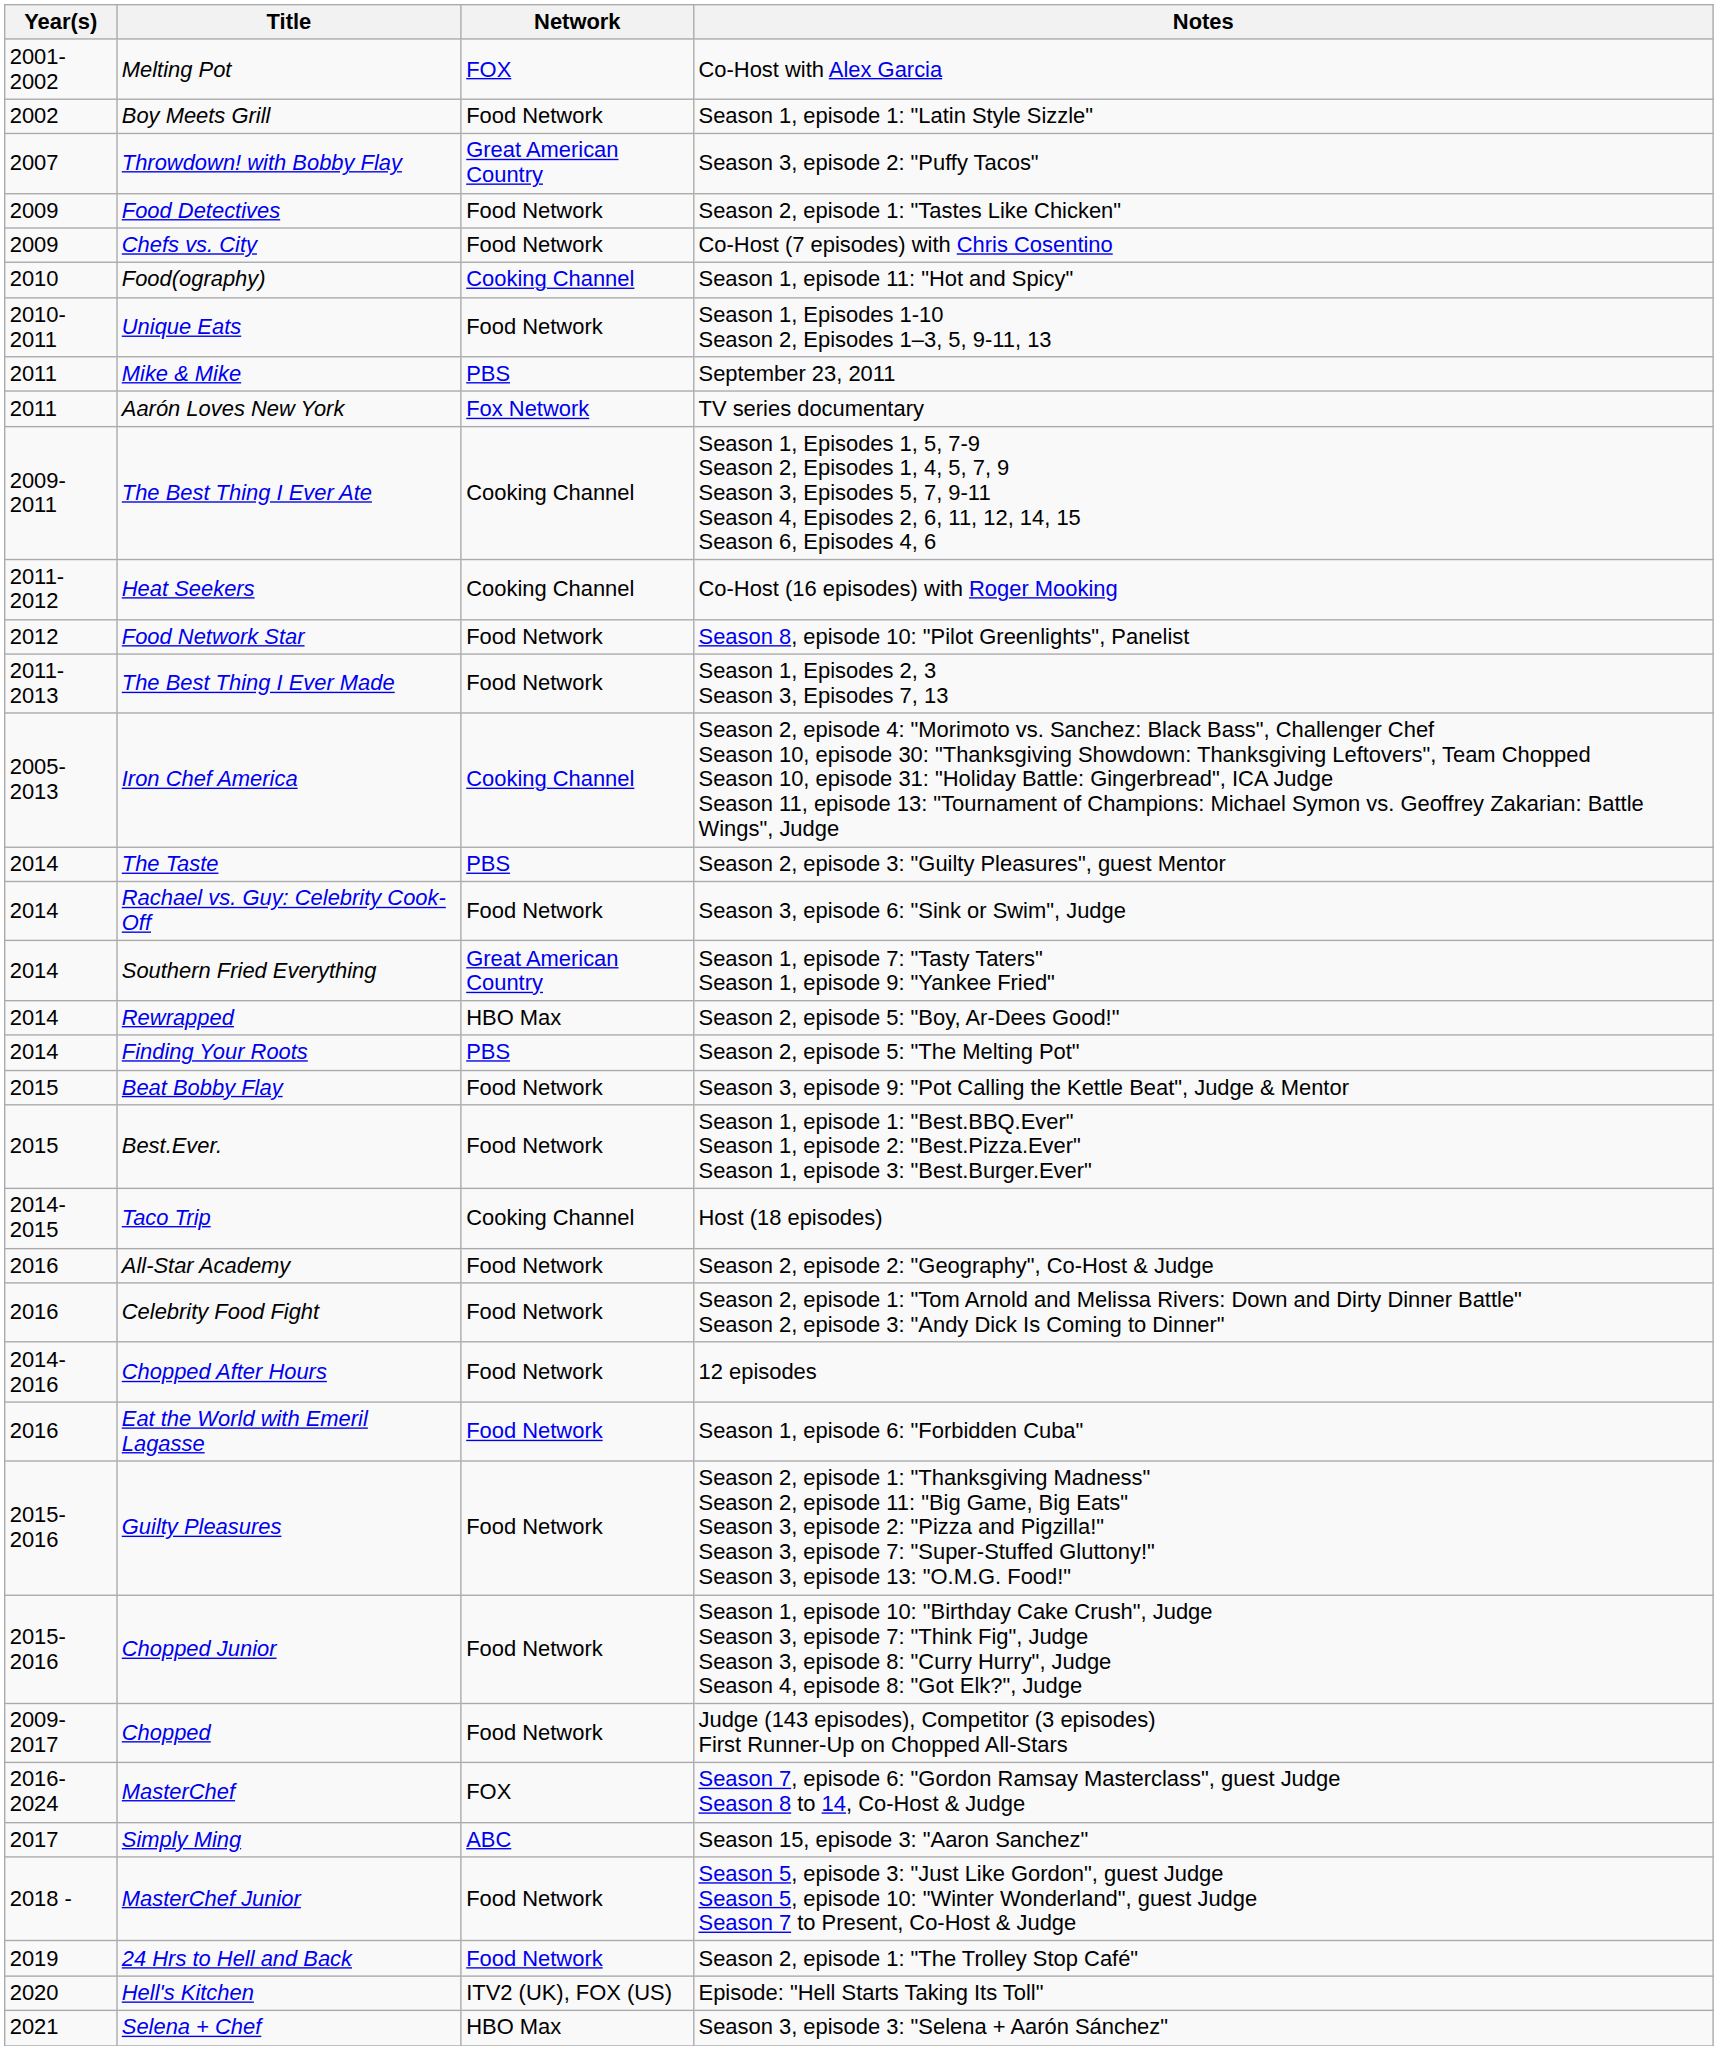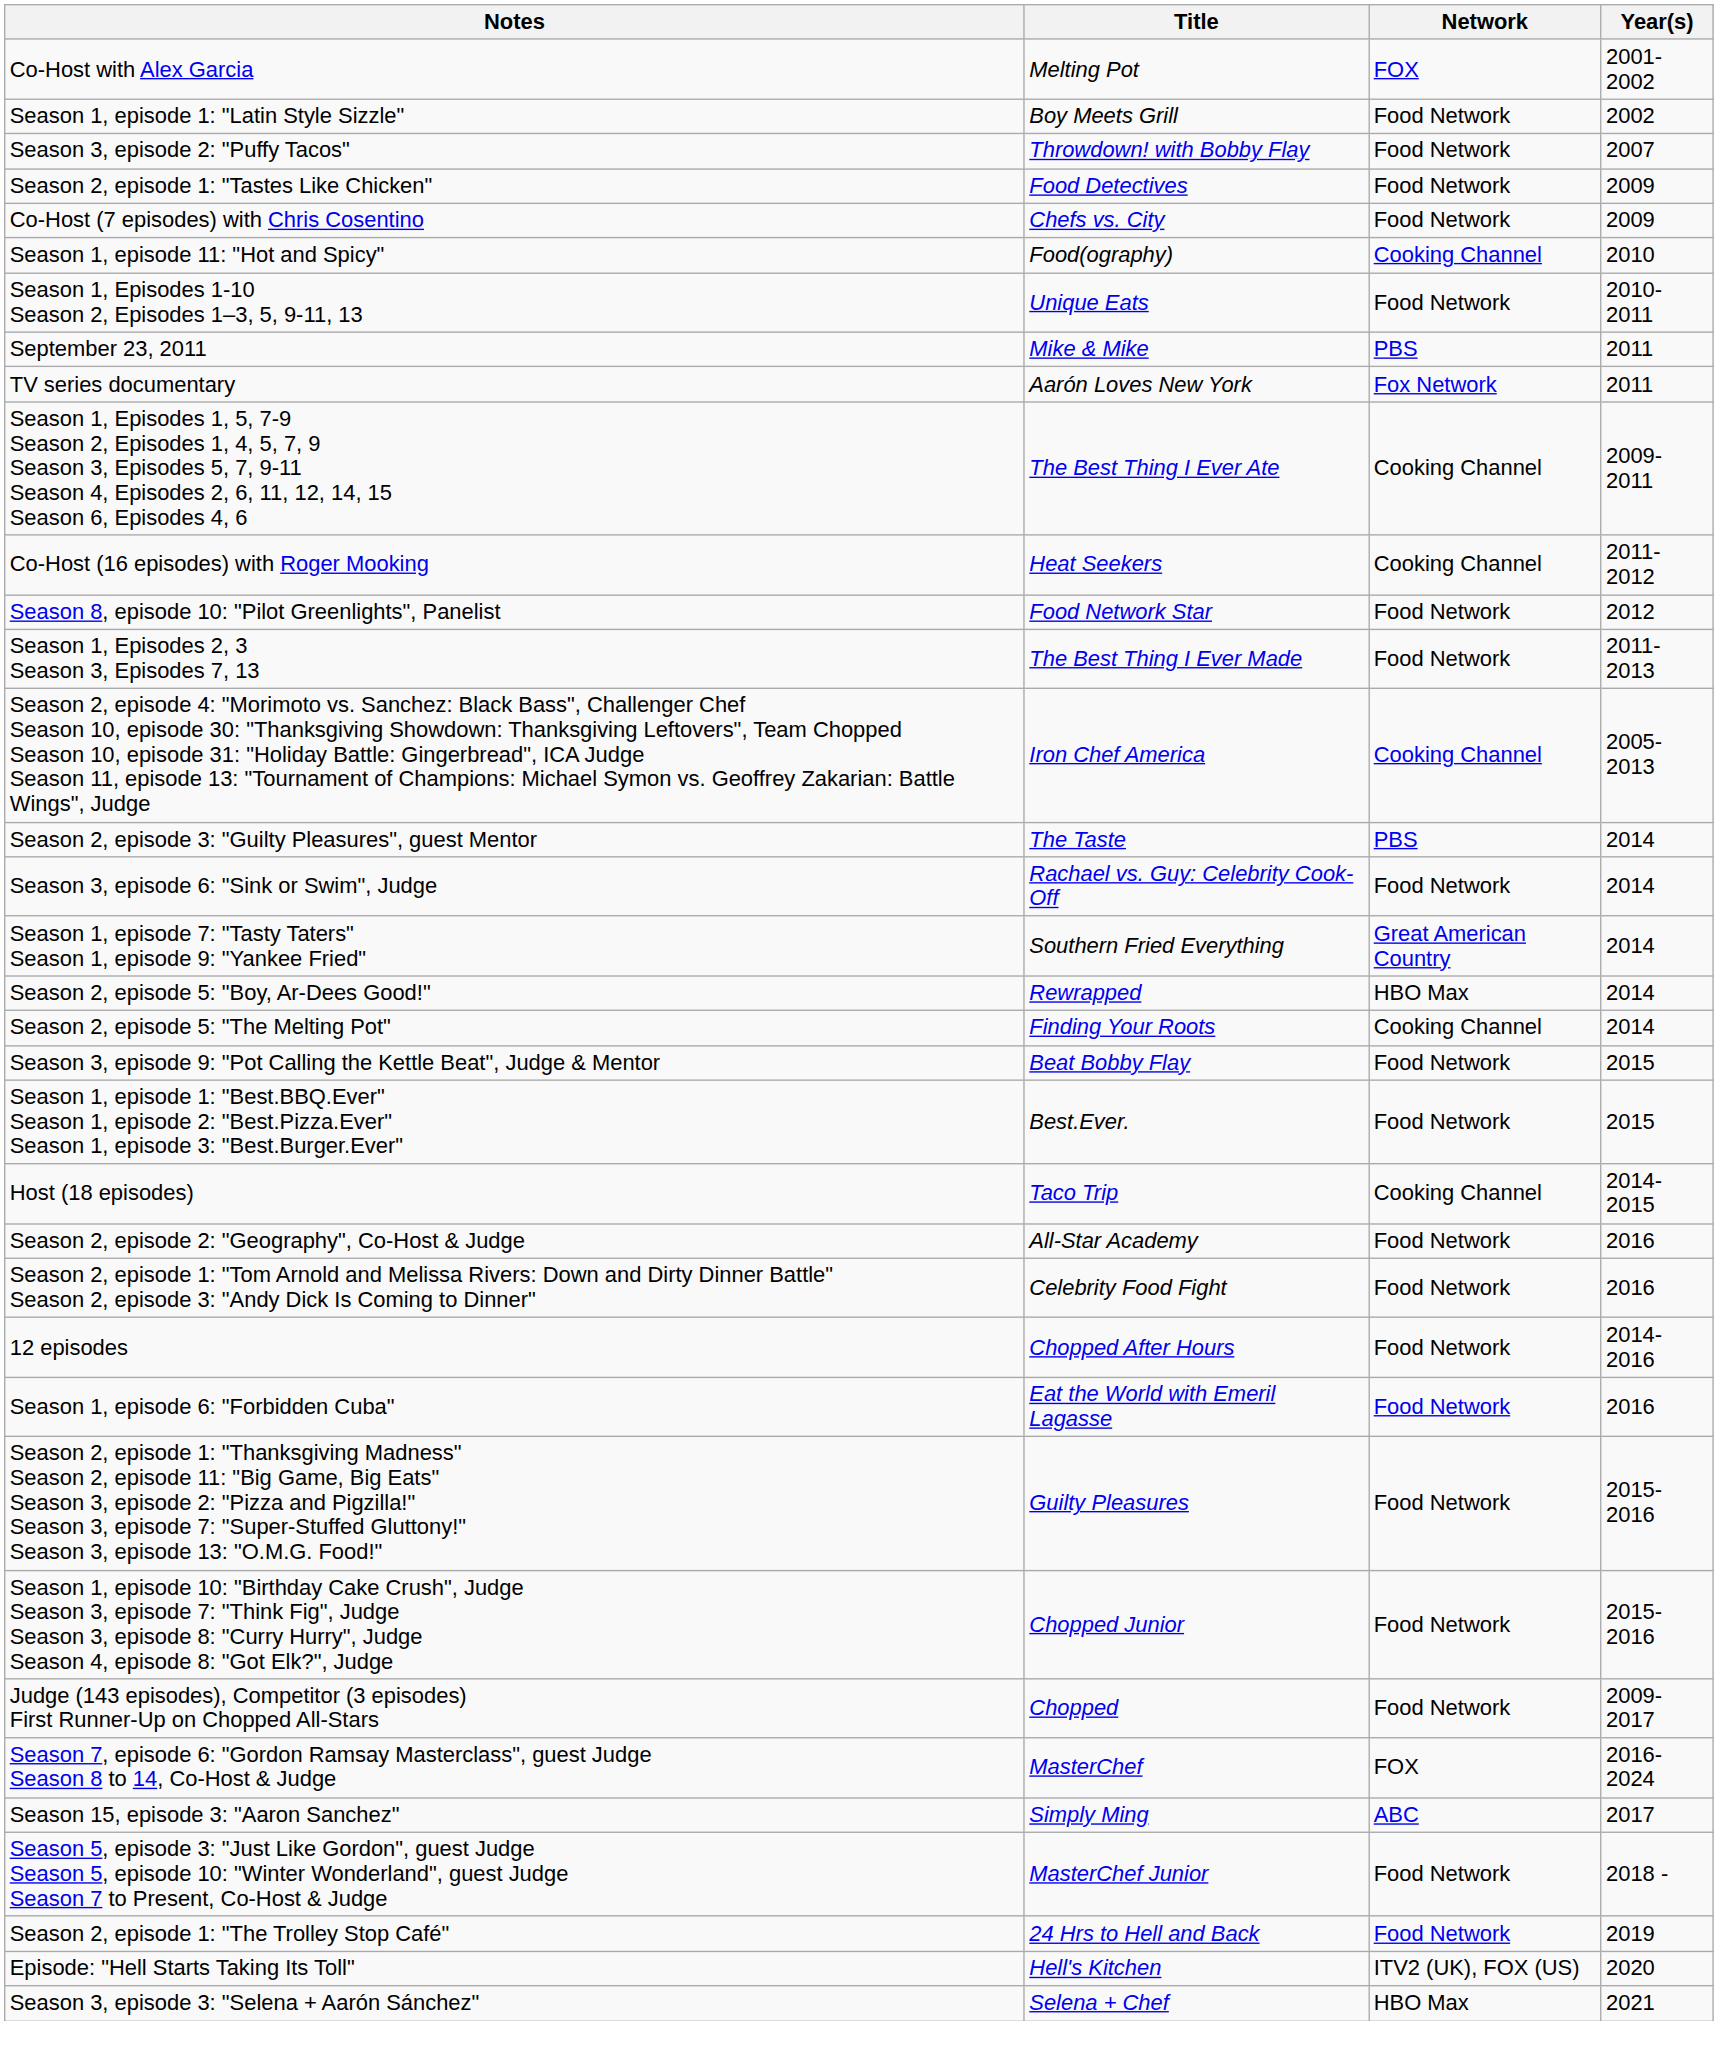columns swapped: (61, 21) <-> (1203, 21)
(542, 163) Great American Country -> (1442, 150) Food Network
(488, 1052) PBS -> (1458, 1027) Cooking Channel
